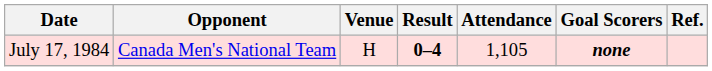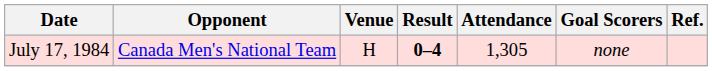(507, 50) 1,105 -> (507, 50) 1,305
(612, 50) bold -> (612, 50) normal
